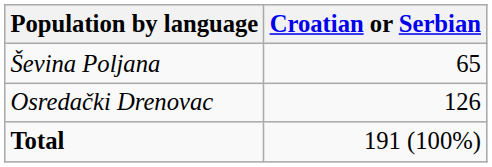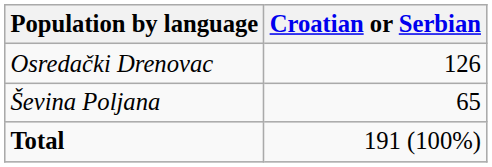rows swapped: (112, 102) <-> (85, 63)
